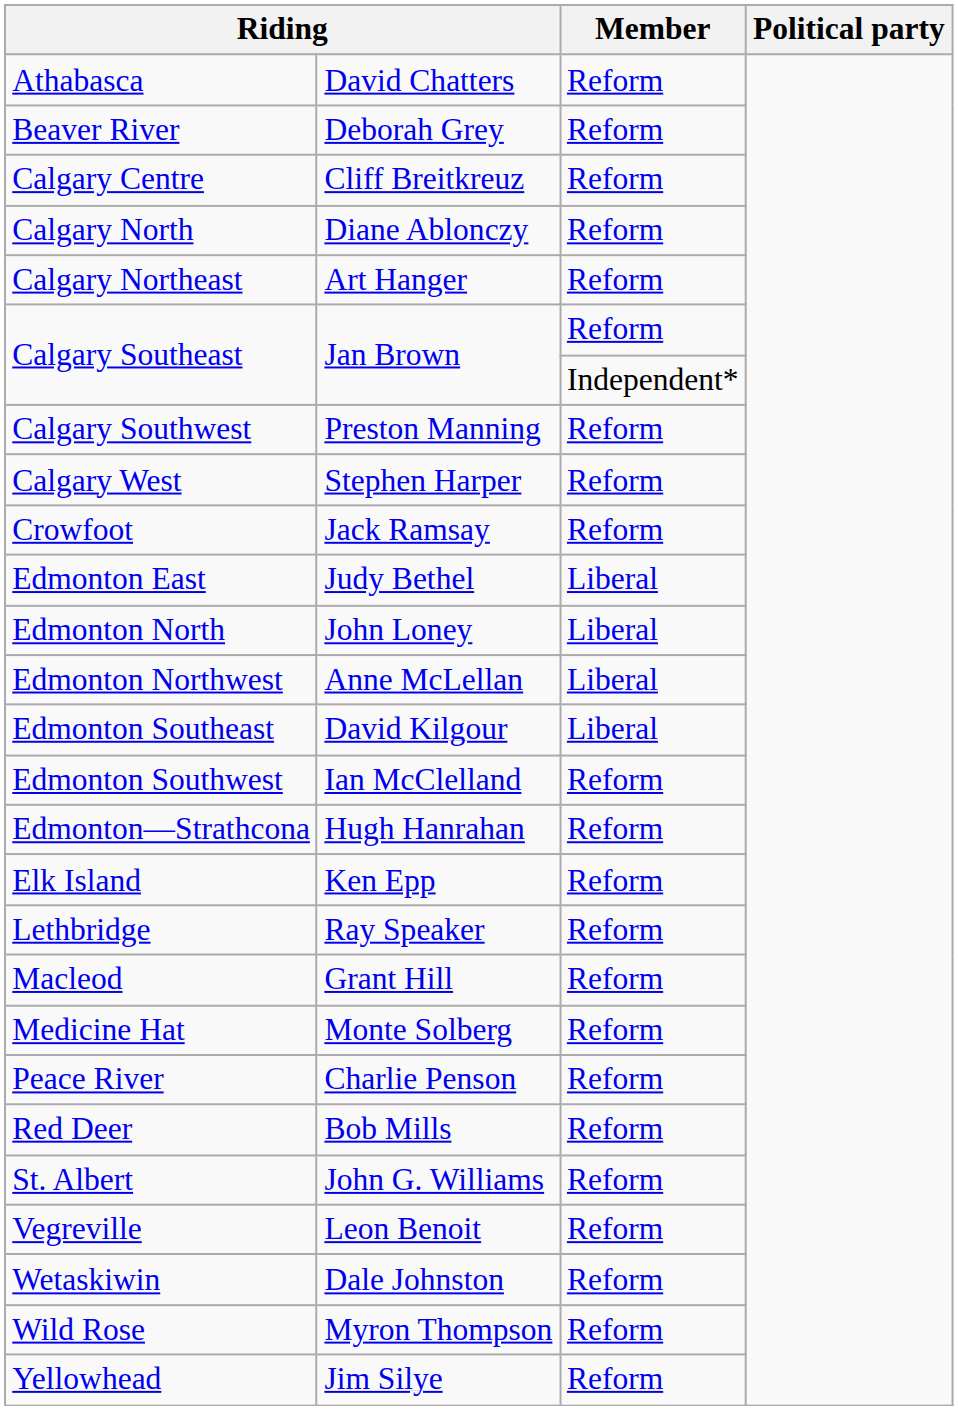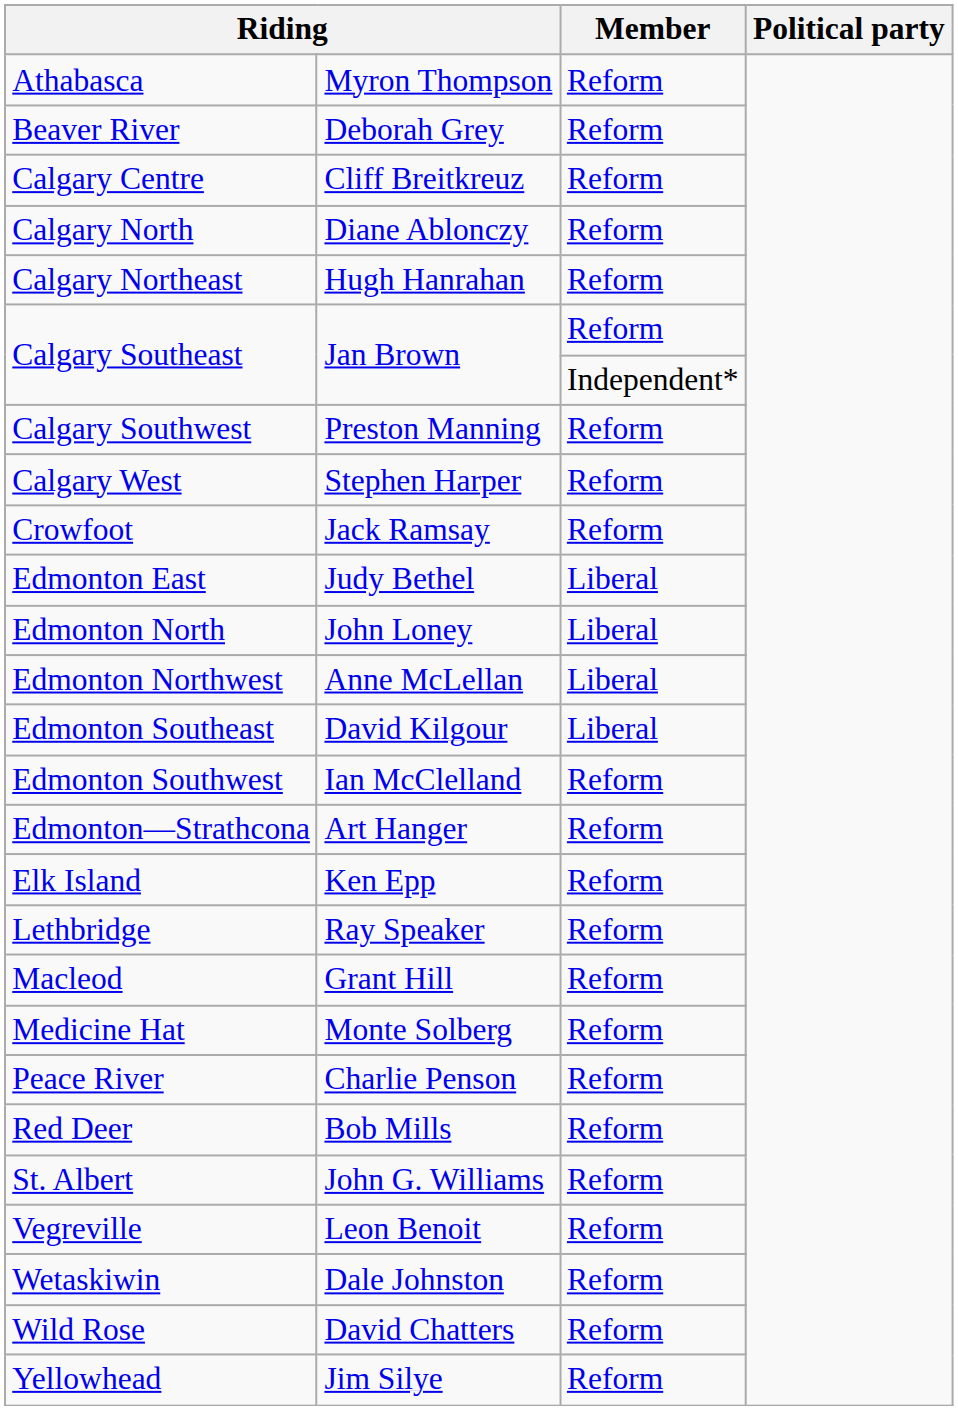(419, 79) David Chatters -> (438, 79) Myron Thompson
(396, 279) Art Hanger -> (425, 279) Hugh Hanrahan
(425, 829) Hugh Hanrahan -> (396, 829) Art Hanger
(438, 1329) Myron Thompson -> (419, 1329) David Chatters
